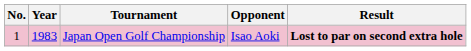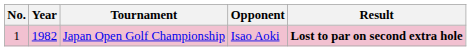(44, 35) 1983 -> (44, 35) 1982
